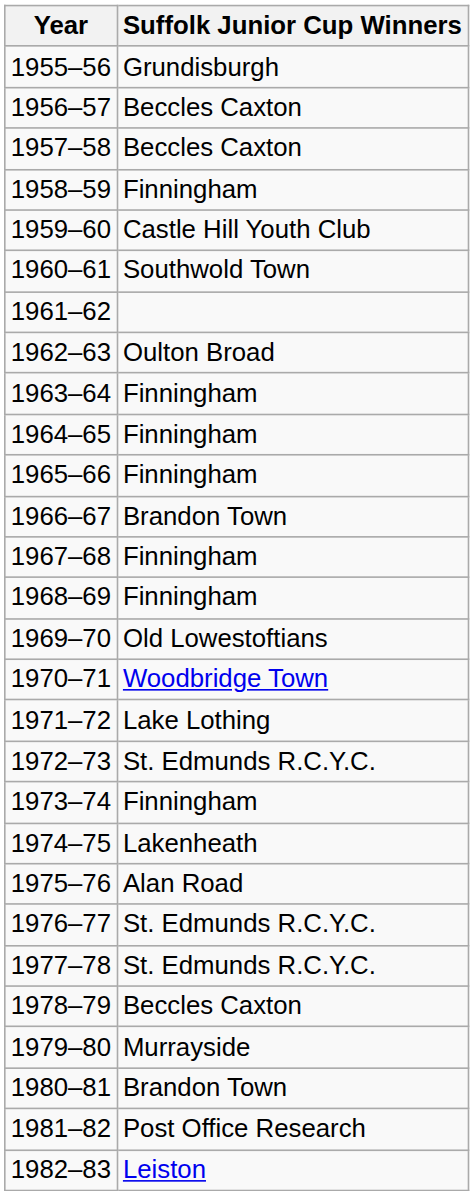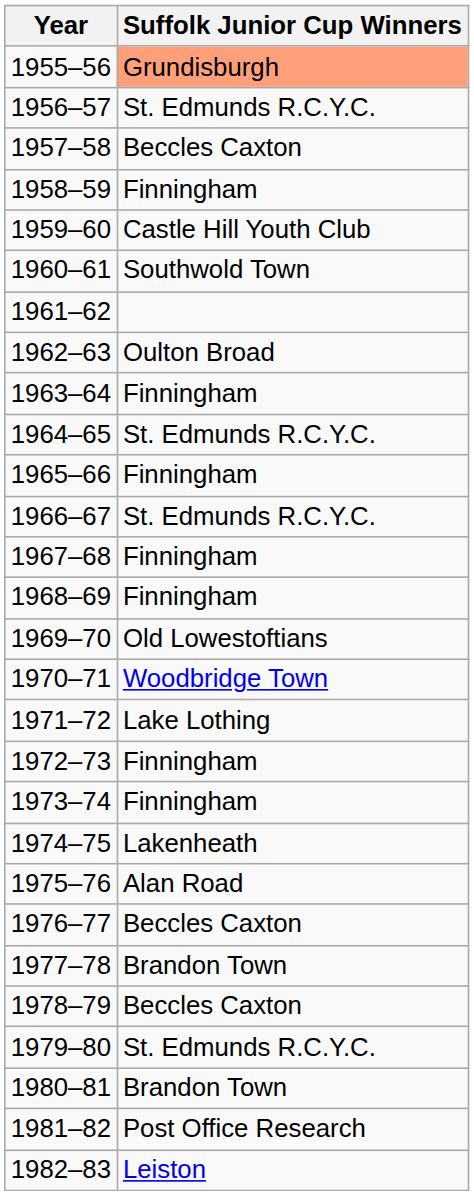(201, 66) no background -> (201, 66) lightsalmon background
(212, 107) Beccles Caxton -> (249, 107) St. Edmunds R.C.Y.C.
(190, 434) Finningham -> (249, 434) St. Edmunds R.C.Y.C.
(205, 515) Brandon Town -> (249, 515) St. Edmunds R.C.Y.C.
(249, 761) St. Edmunds R.C.Y.C. -> (190, 761) Finningham
(249, 924) St. Edmunds R.C.Y.C. -> (212, 924) Beccles Caxton
(249, 965) St. Edmunds R.C.Y.C. -> (205, 965) Brandon Town
(187, 1047) Murrayside -> (249, 1047) St. Edmunds R.C.Y.C.
